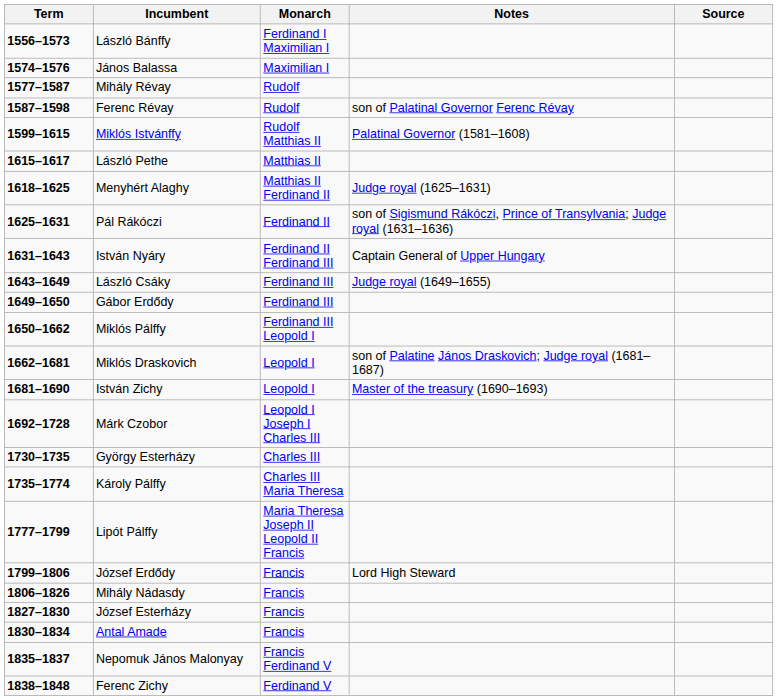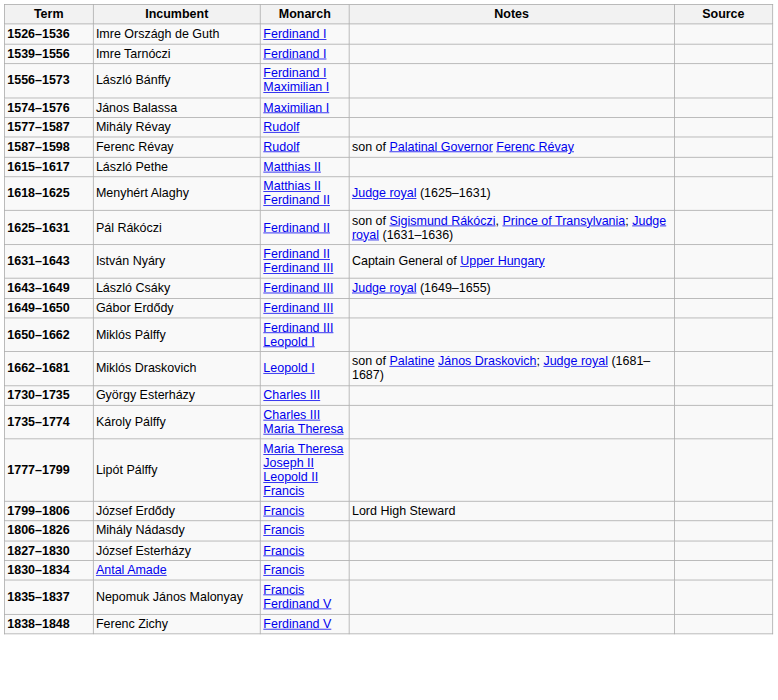+ row: (158, 34)
+ row: (133, 53)
- row: (138, 134)
- row: (129, 389)
- row: (132, 423)
